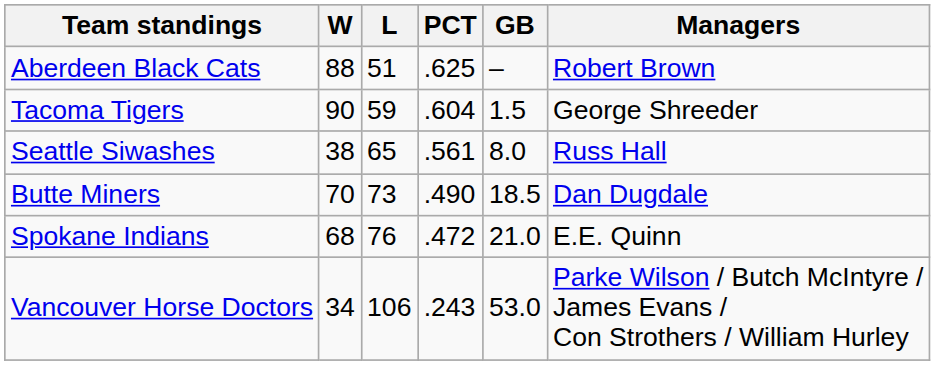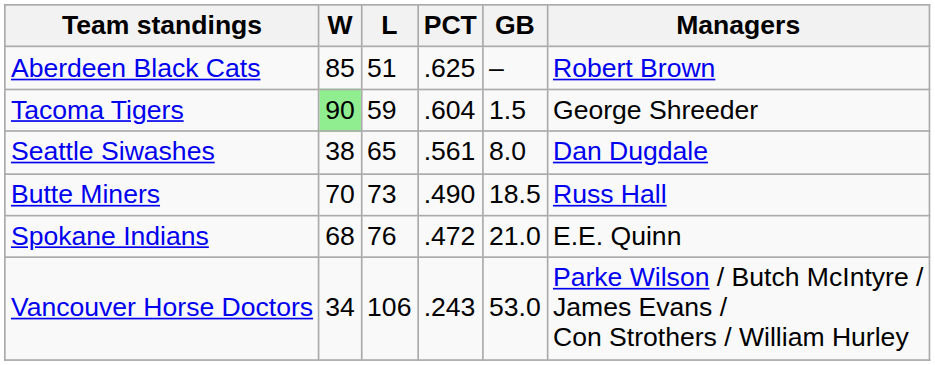(340, 67) 88 -> (340, 67) 85
(340, 109) no background -> (340, 109) lightgreen background
(610, 151) Russ Hall -> (630, 151) Dan Dugdale
(630, 194) Dan Dugdale -> (610, 194) Russ Hall
